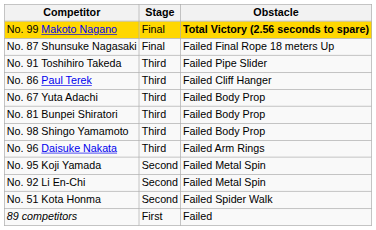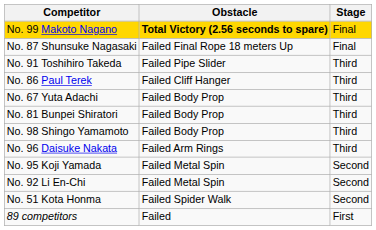columns swapped: (160, 13) <-> (276, 13)
